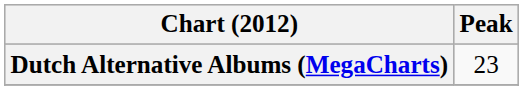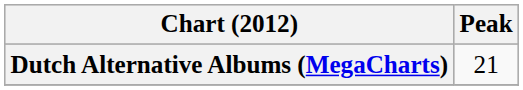(486, 64) 23 -> (486, 64) 21
